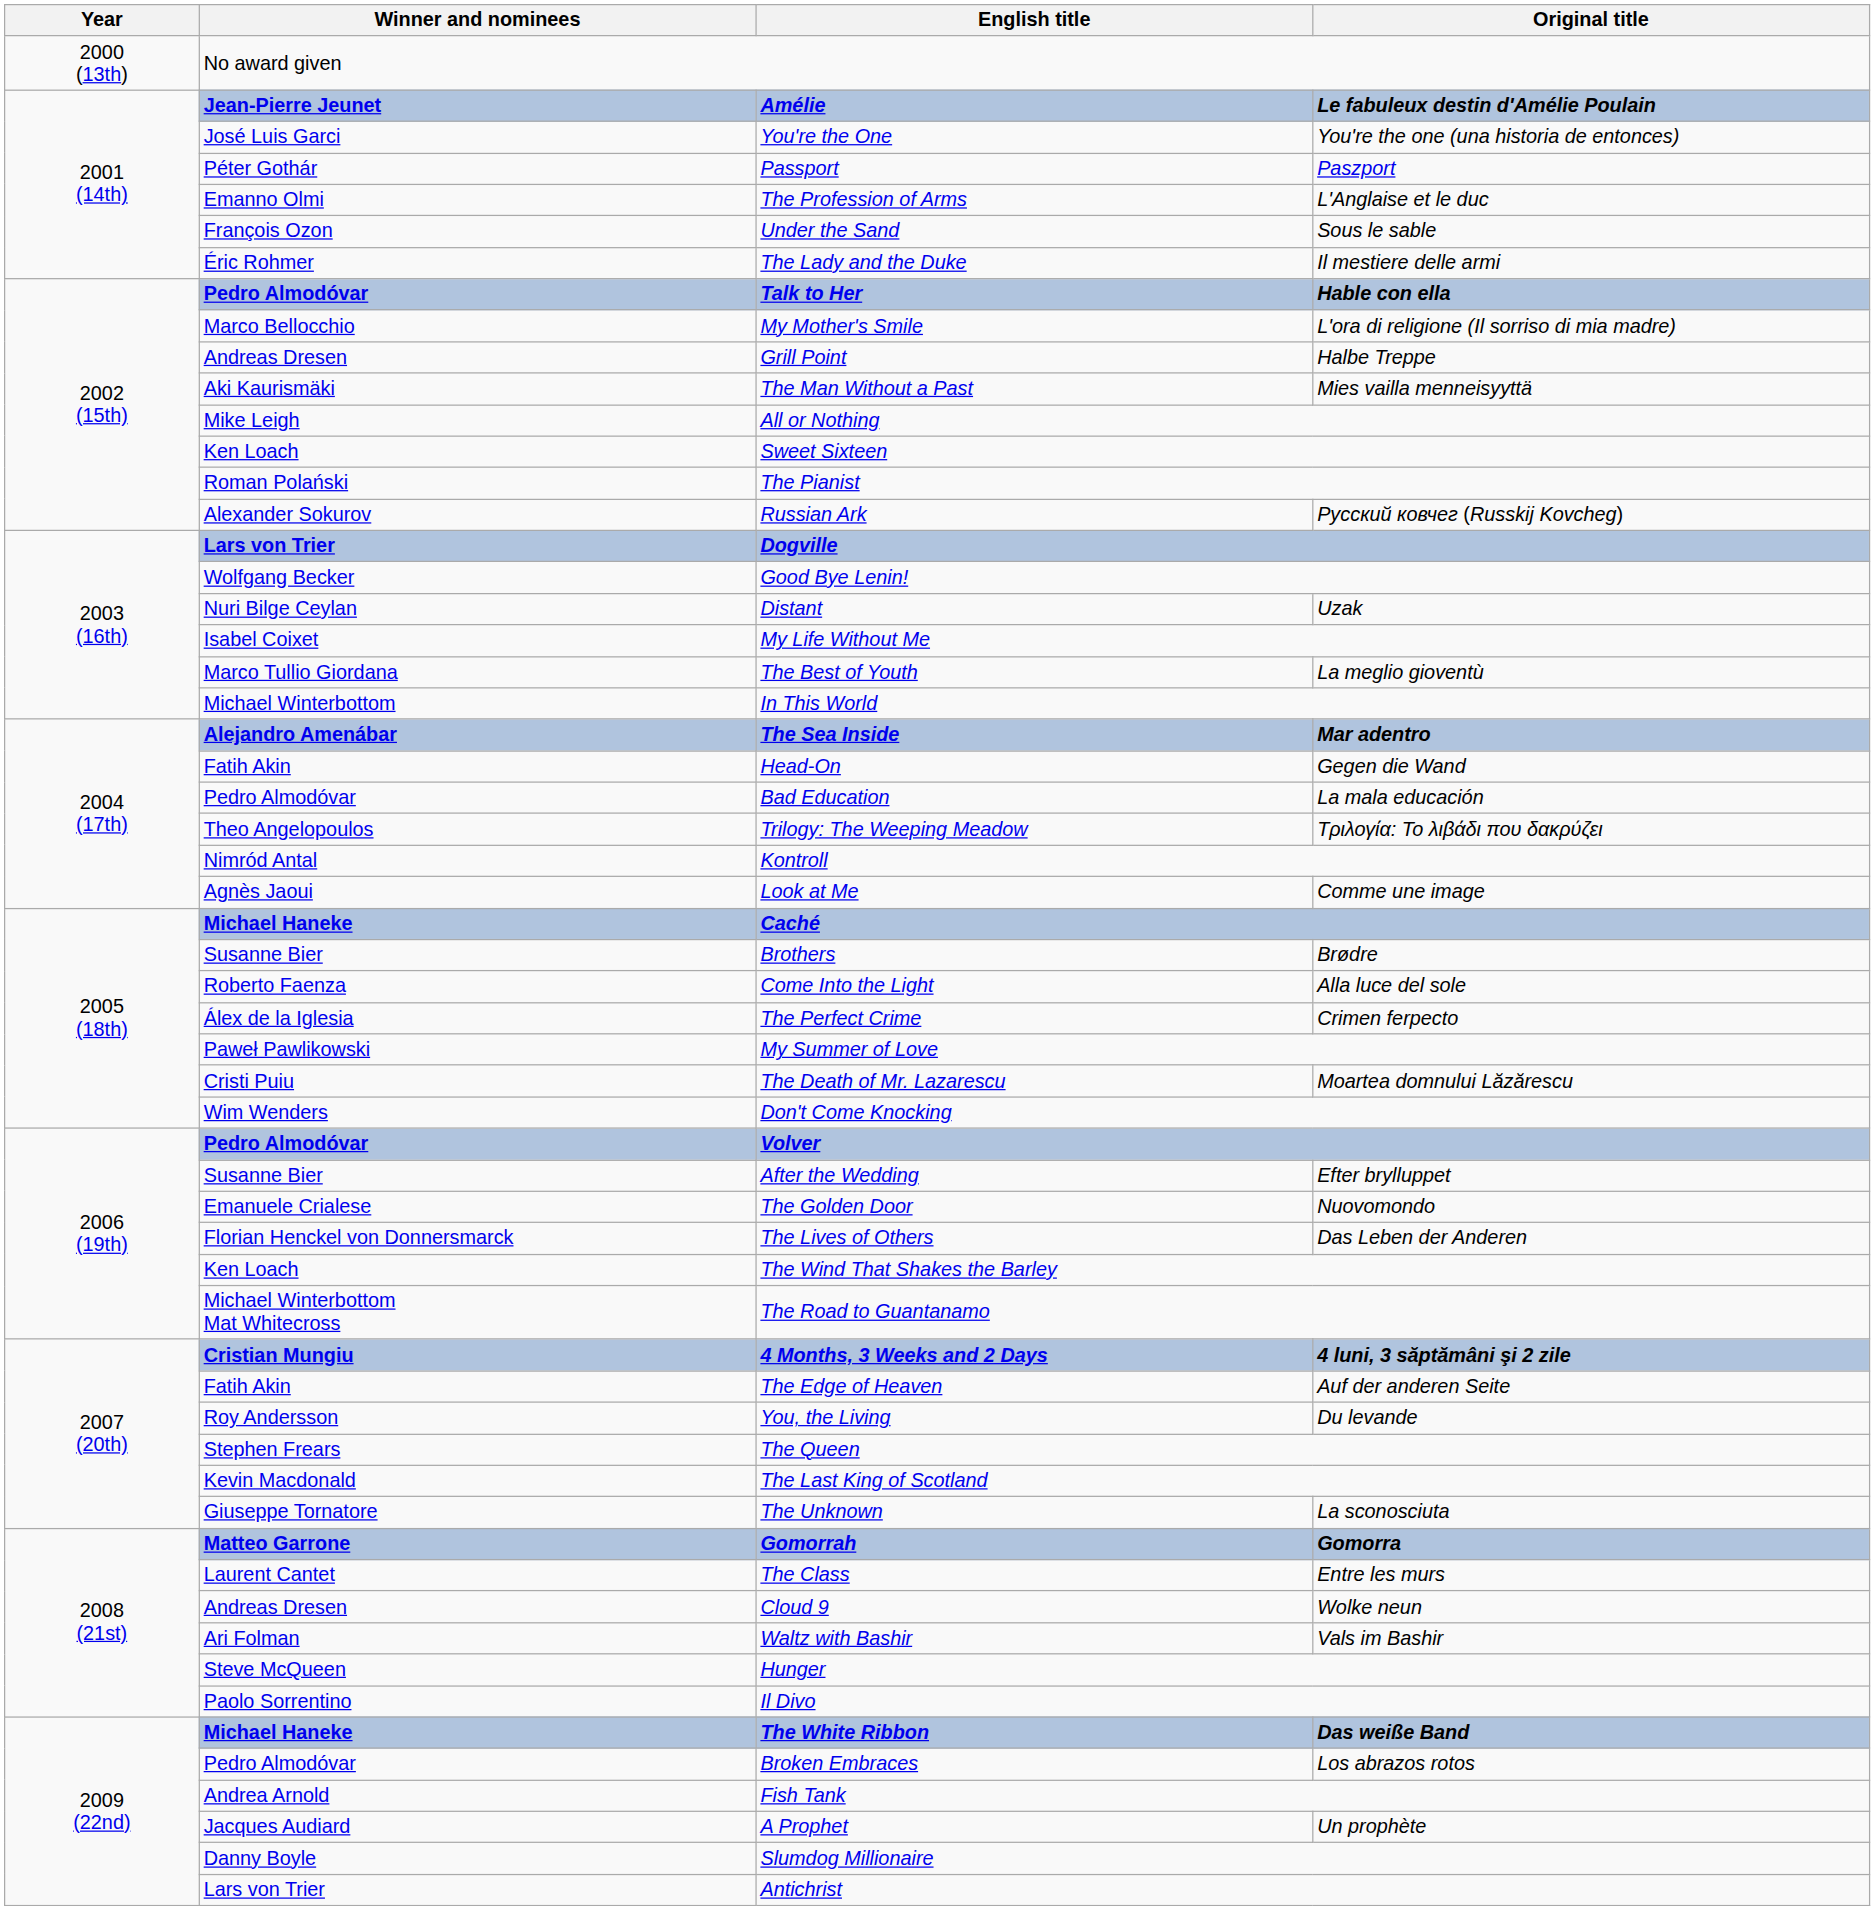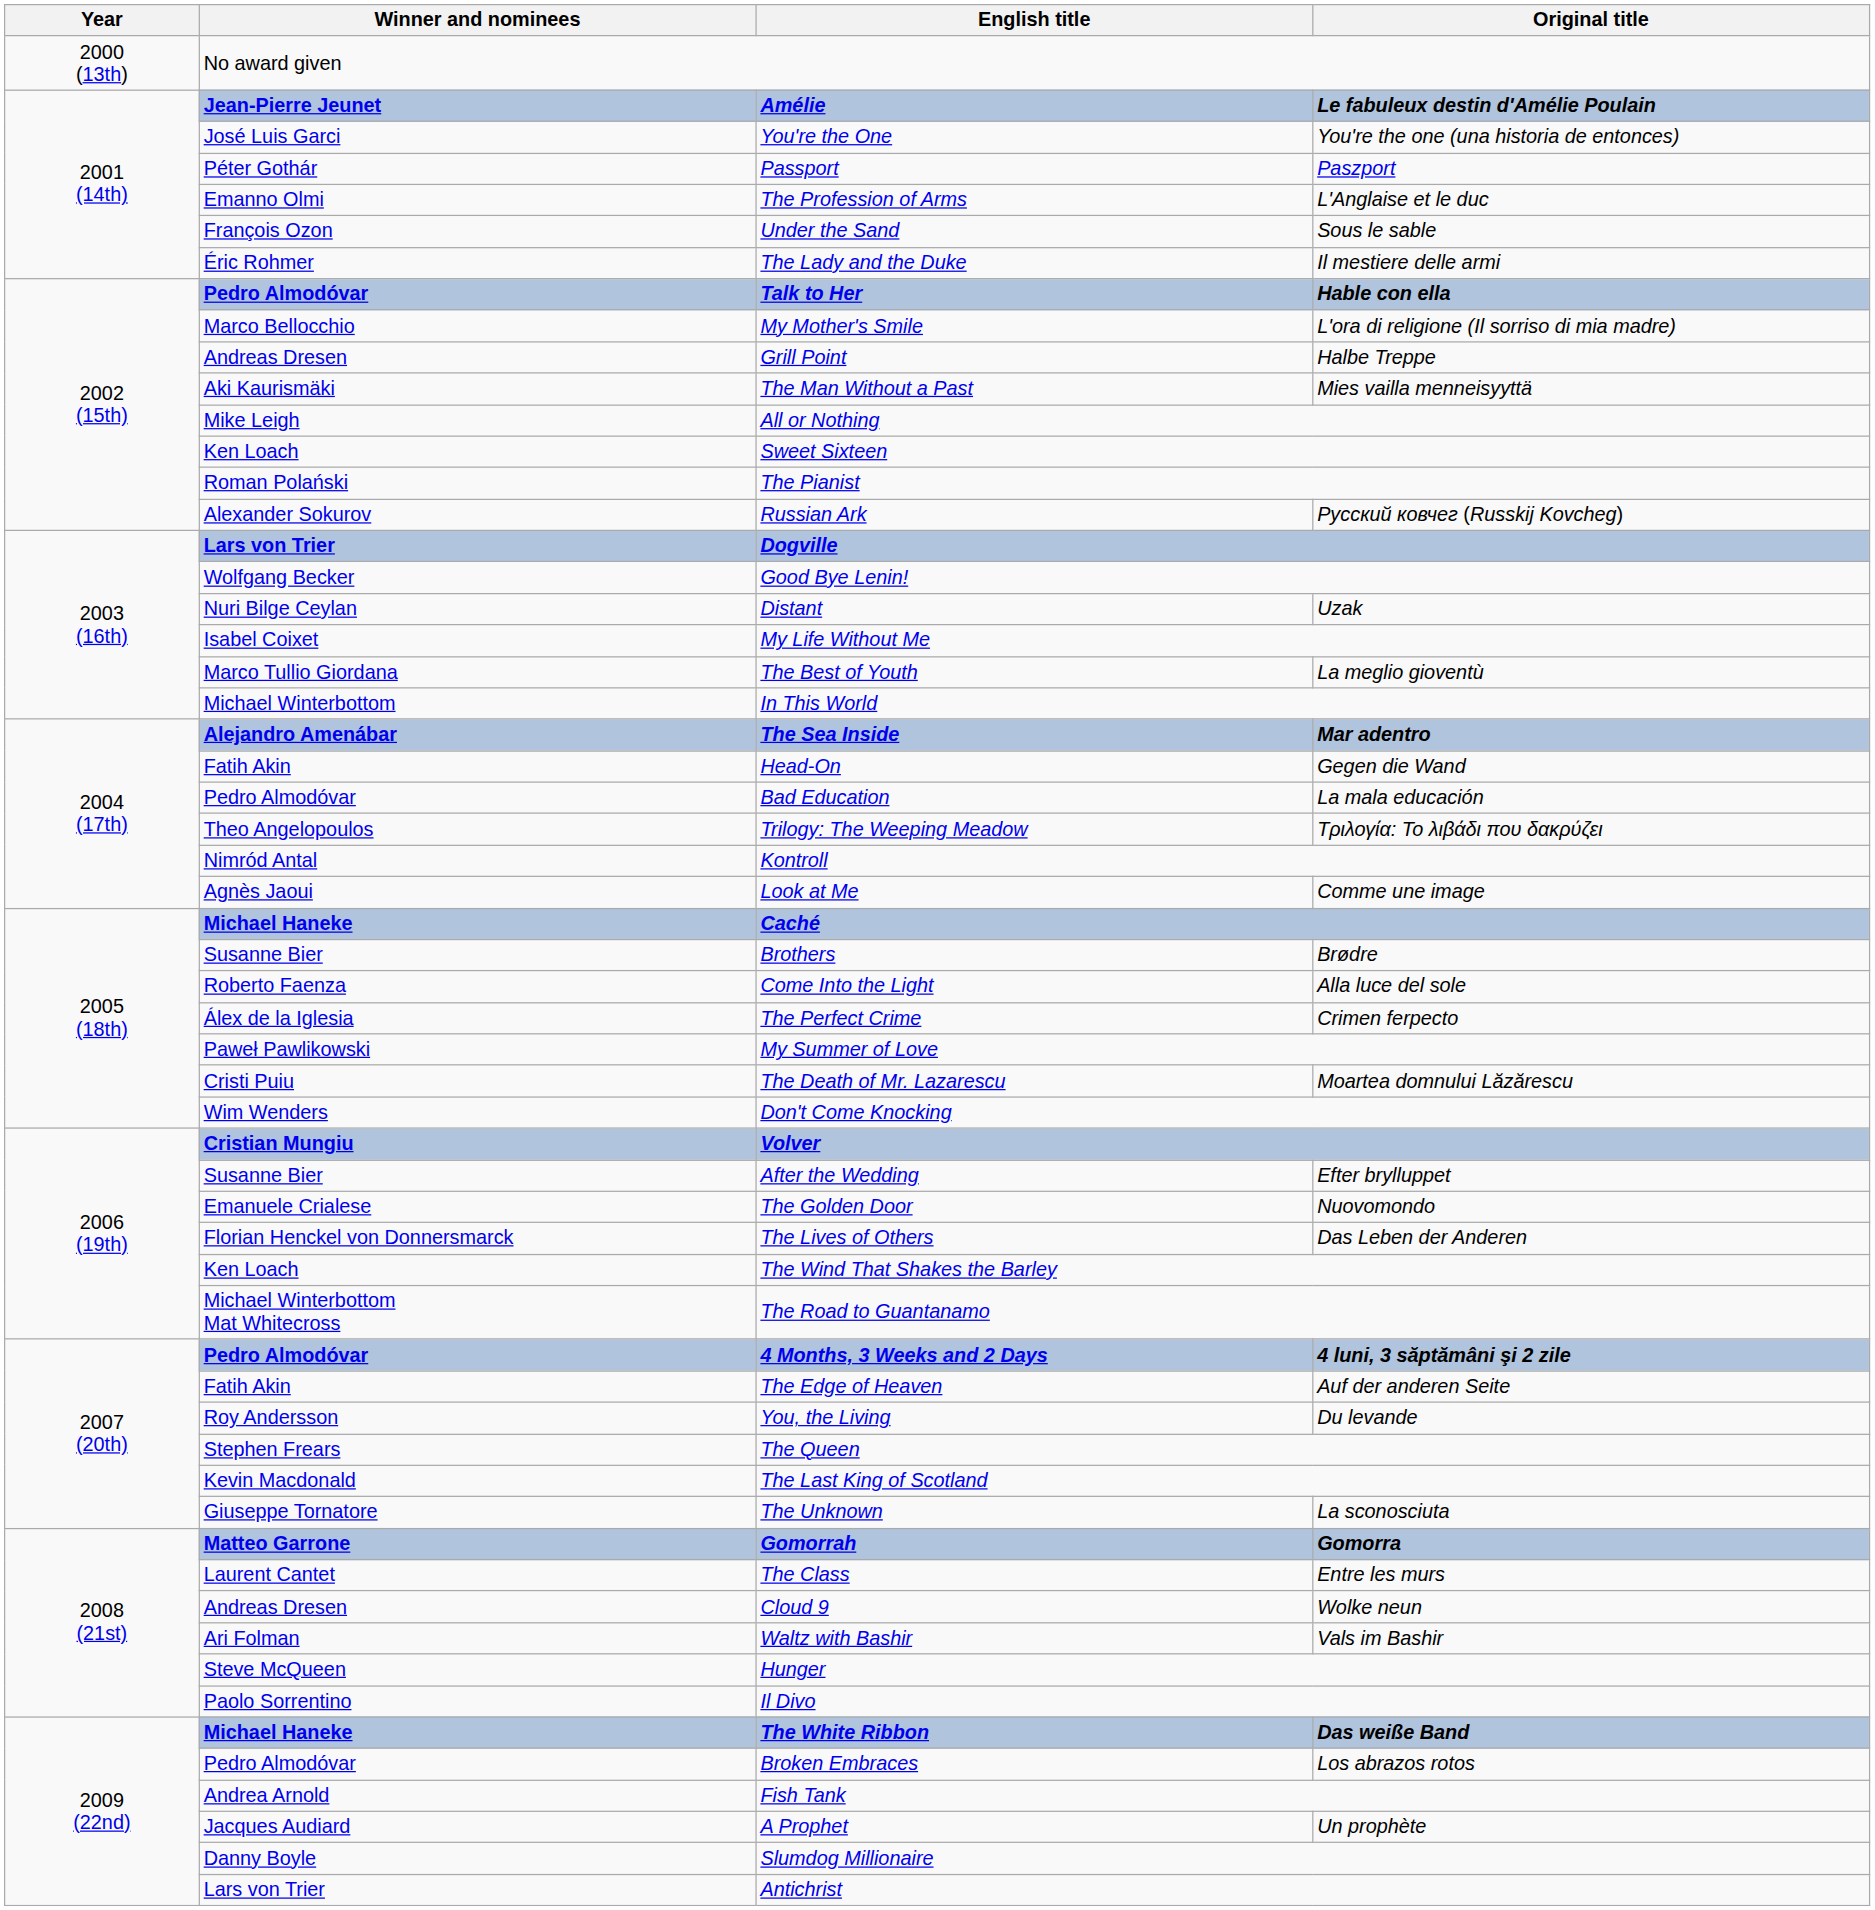(286, 1143) Pedro Almodóvar -> (279, 1143) Cristian Mungiu
(279, 1354) Cristian Mungiu -> (286, 1354) Pedro Almodóvar
